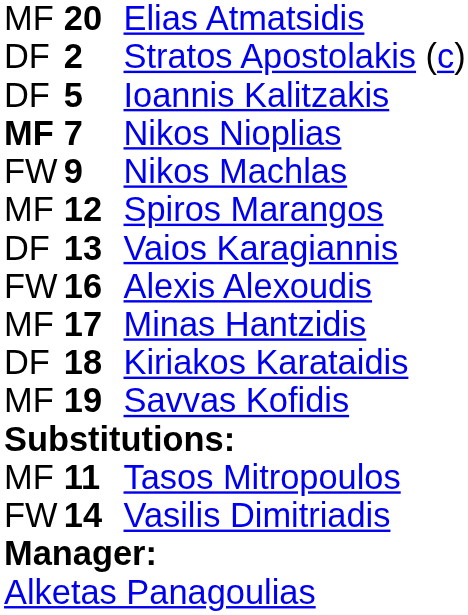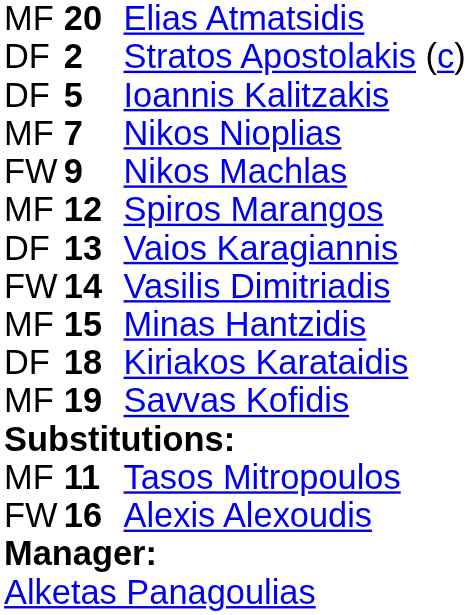(29, 133) bold -> (29, 133) normal
rows swapped: (248, 286) <-> (257, 515)
(83, 324) 17 -> (83, 324) 15
